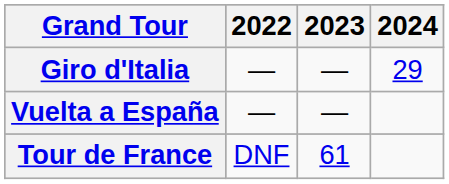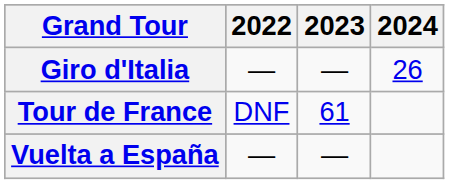(408, 69) 29 -> (408, 69) 26
rows swapped: (115, 155) <-> (115, 112)
